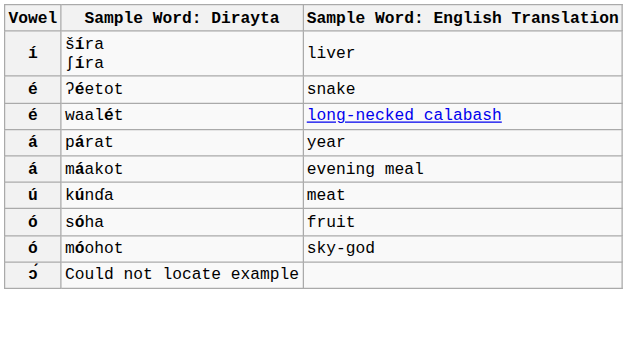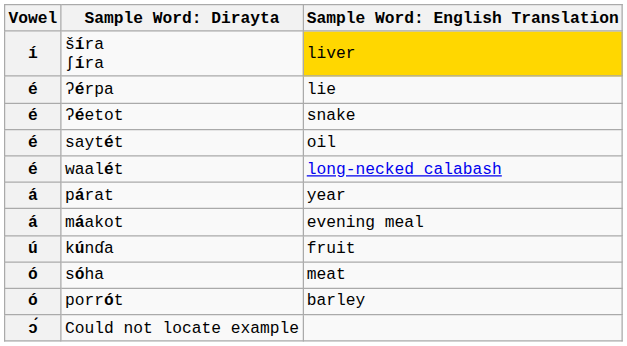(331, 54) no background -> (331, 54) gold background
+ row: (89, 90)
+ row: (94, 143)
(326, 196) meat -> (331, 248) fruit
(331, 222) fruit -> (326, 275) meat
- row: (94, 248)
+ row: (94, 301)
